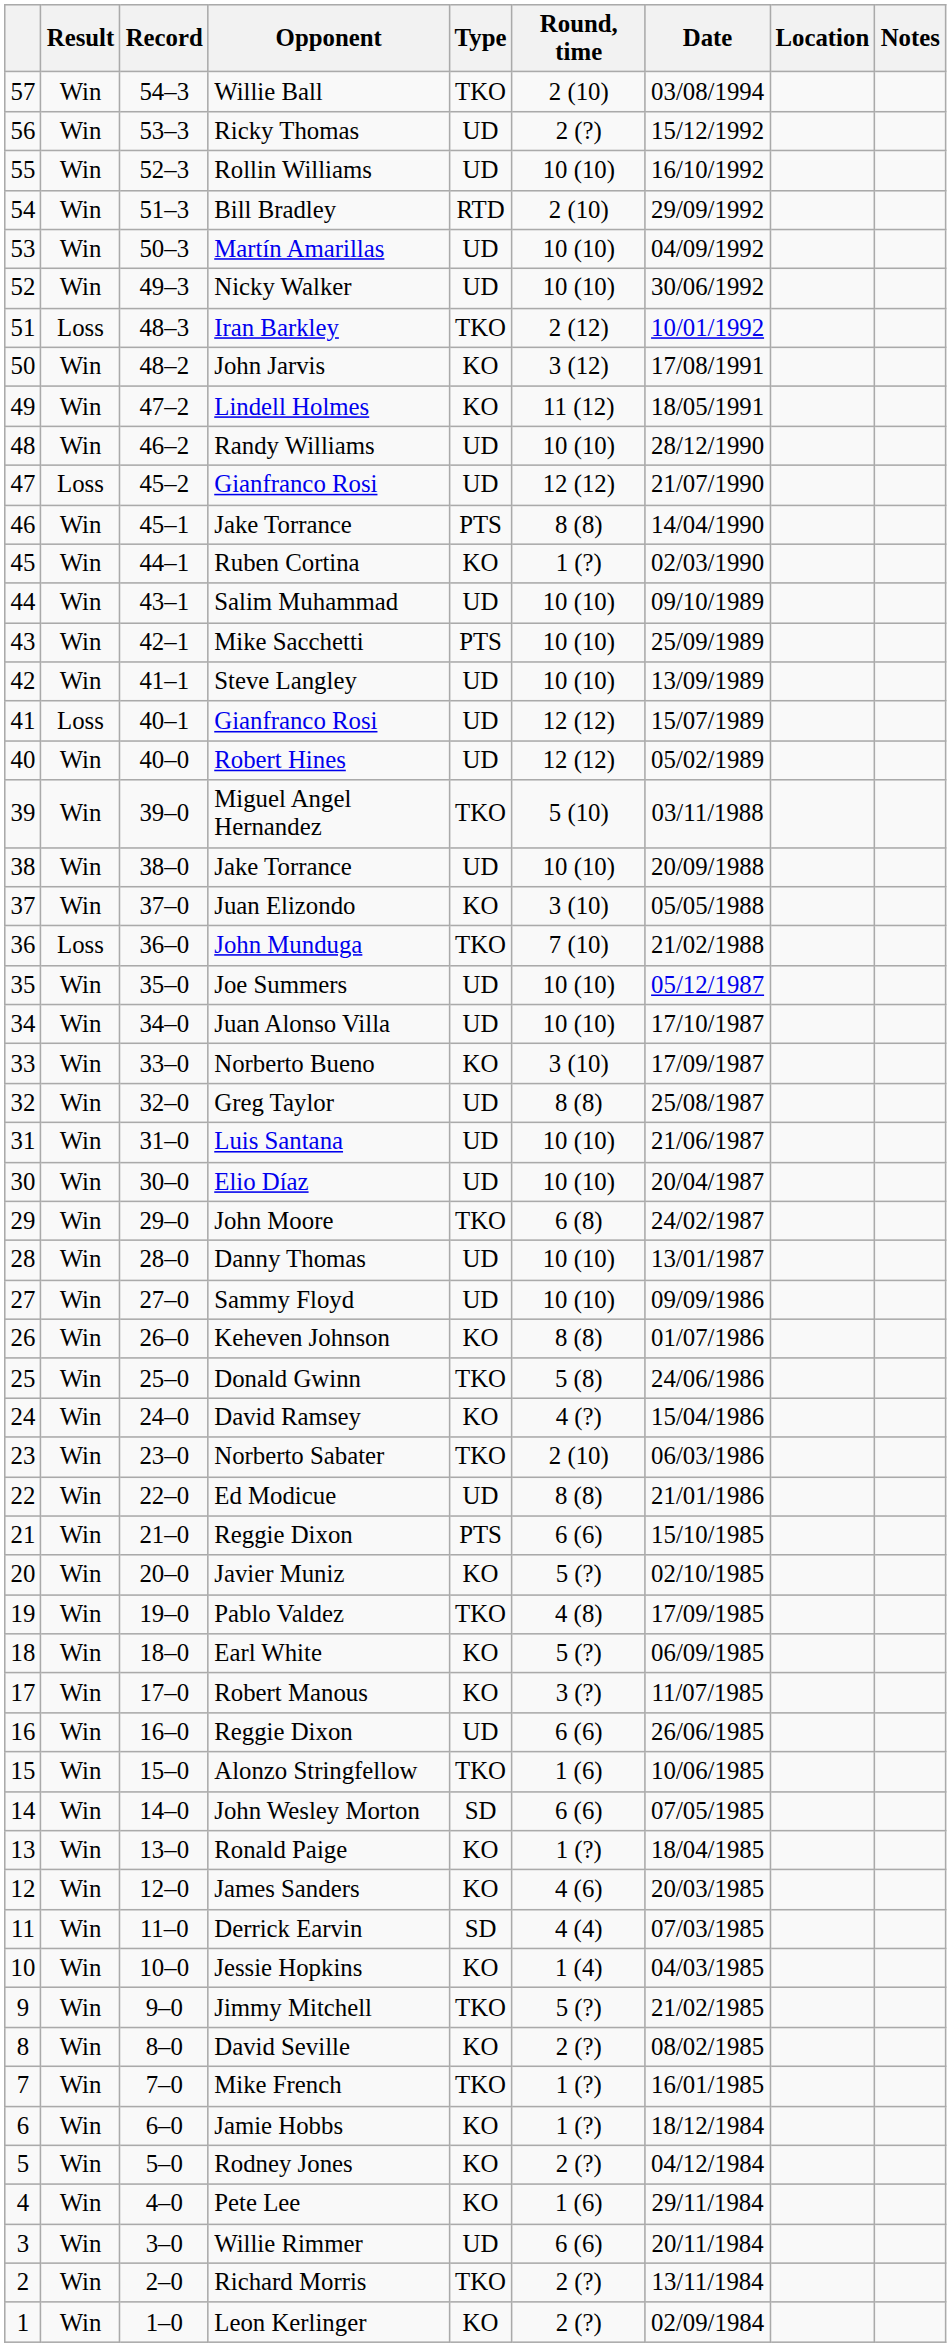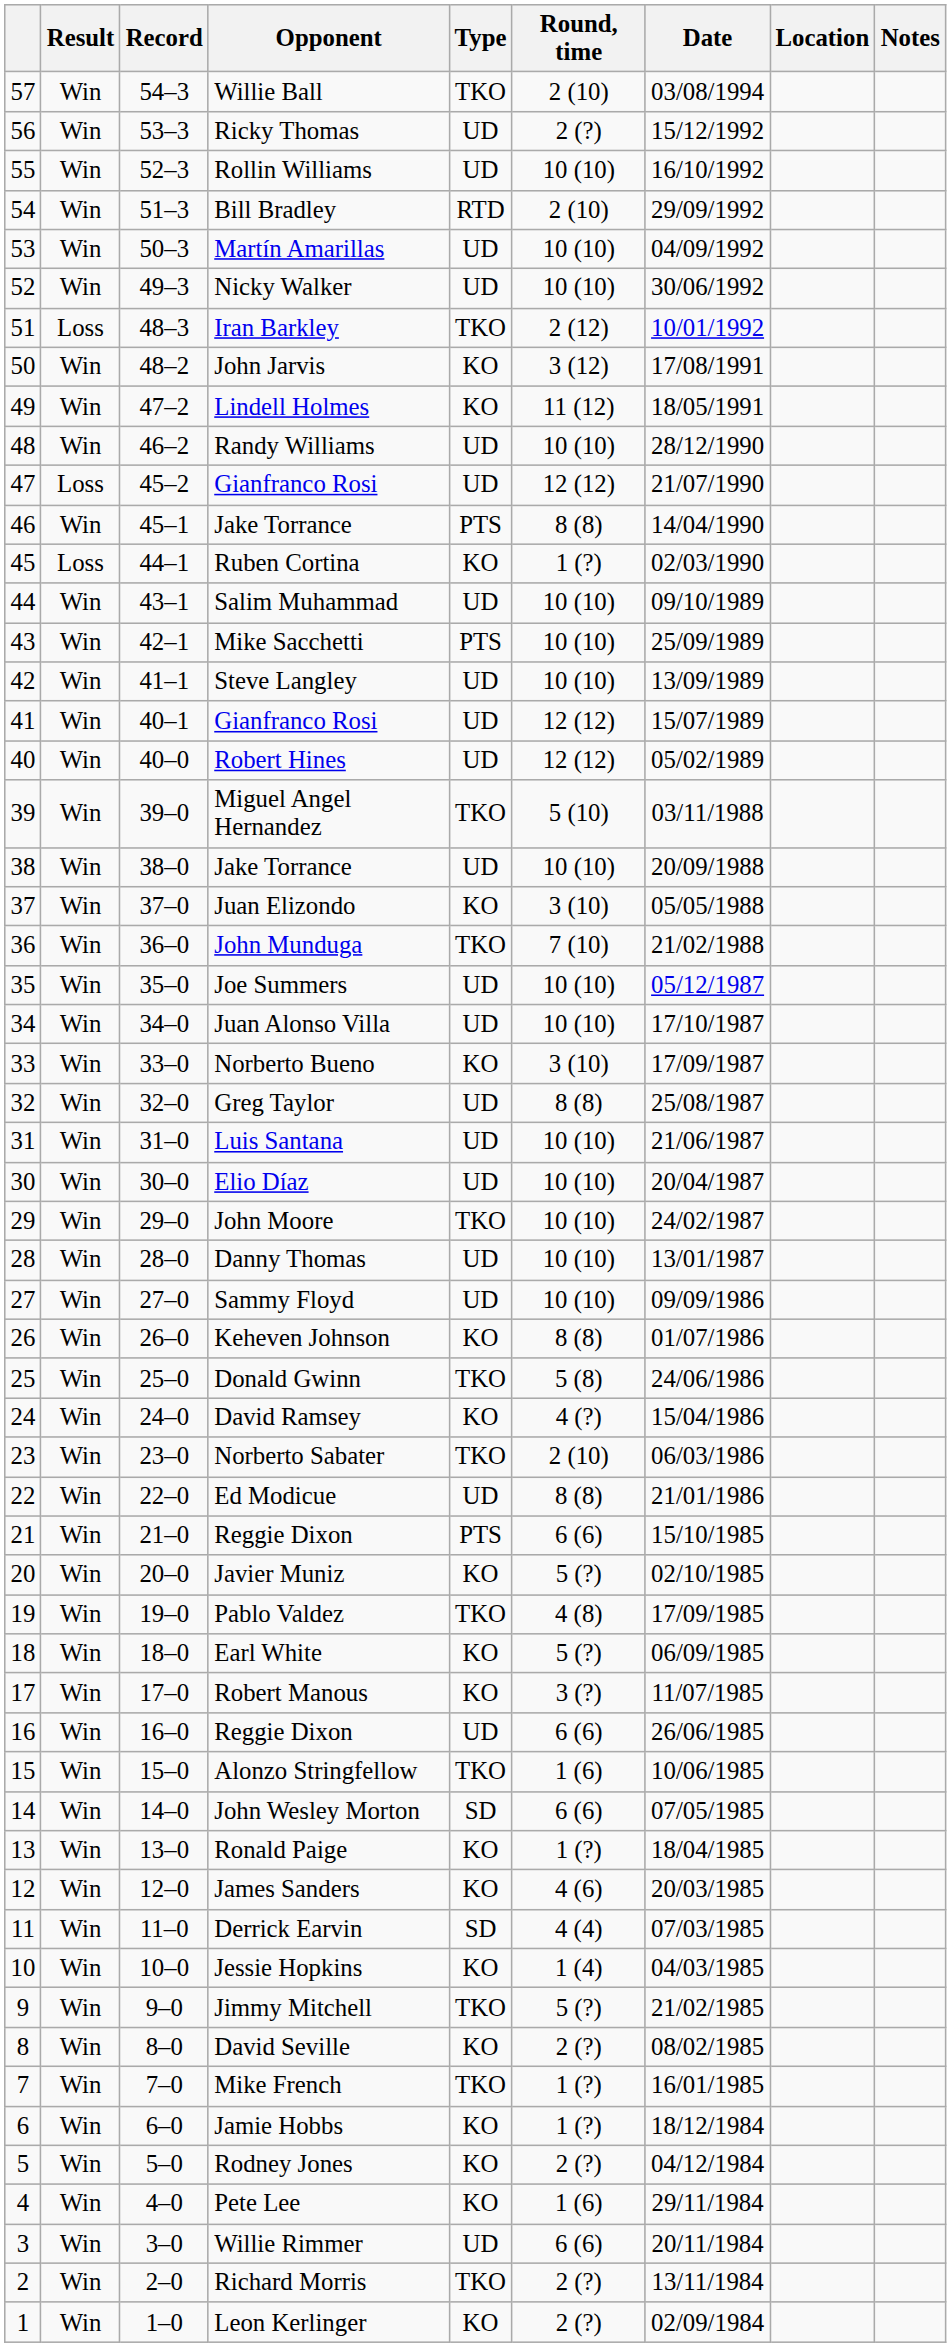(80, 563) Win -> (80, 563) Loss
(80, 720) Loss -> (80, 720) Win
(80, 945) Loss -> (80, 945) Win
(579, 1220) 6 (8) -> (579, 1220) 10 (10)
